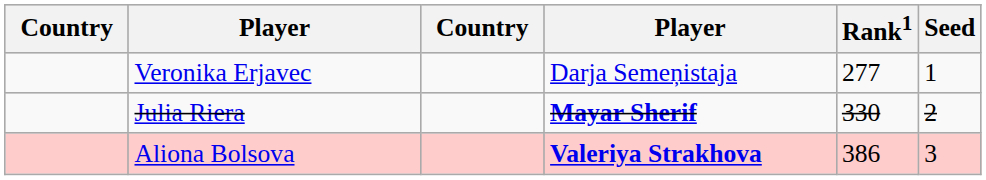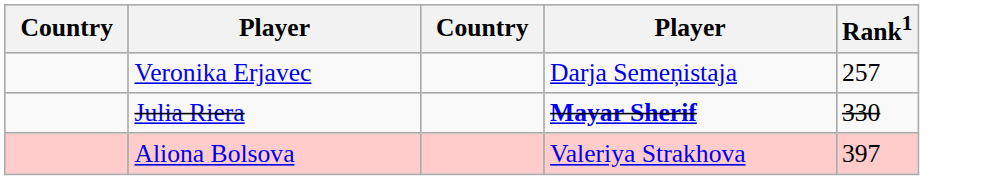- column: (950, 28)
(861, 72) 277 -> (861, 72) 257
(656, 153) bold -> (648, 153) normal
(861, 153) 386 -> (861, 153) 397
